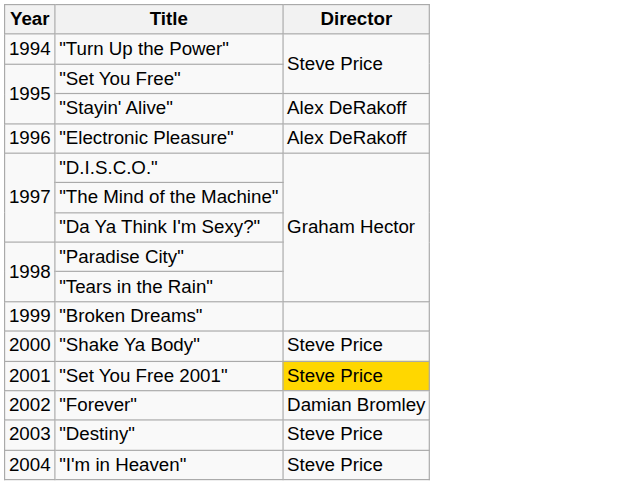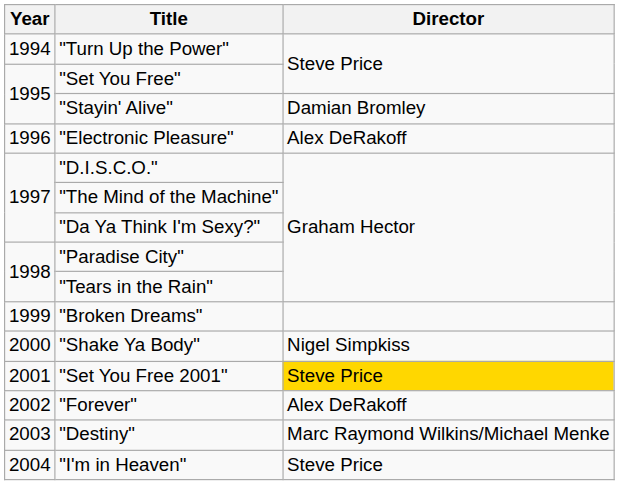(347, 108) Alex DeRakoff -> (356, 108) Damian Bromley
(335, 345) Steve Price -> (349, 345) Nigel Simpkiss
(356, 405) Damian Bromley -> (347, 405) Alex DeRakoff
(335, 434) Steve Price -> (448, 434) Marc Raymond Wilkins/Michael Menke
